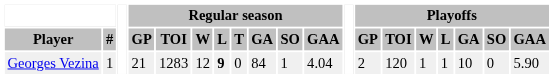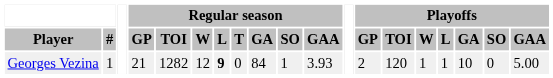(174, 63) 1283 -> (174, 63) 1282
(320, 63) 4.04 -> (320, 63) 3.93
(526, 63) 5.90 -> (526, 63) 5.00
